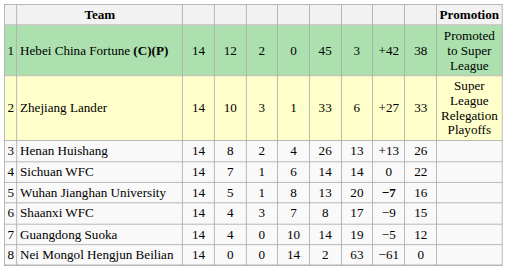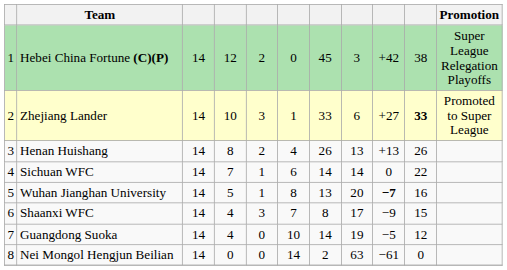(469, 50) Promoted to Super League -> (469, 57) Super League Relegation Playoffs
(421, 108) normal -> (421, 115) bold
(469, 108) Super League Relegation Playoffs -> (469, 115) Promoted to Super League
